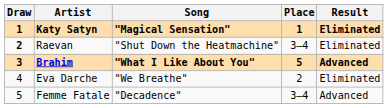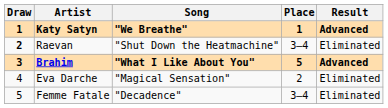(172, 29) "Magical Sensation" -> (151, 29) "We Breathe"
(350, 29) Eliminated -> (344, 29) Advanced
(151, 79) "We Breathe" -> (172, 79) "Magical Sensation"
(344, 95) Advanced -> (350, 95) Eliminated
